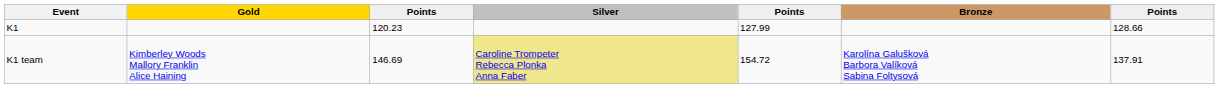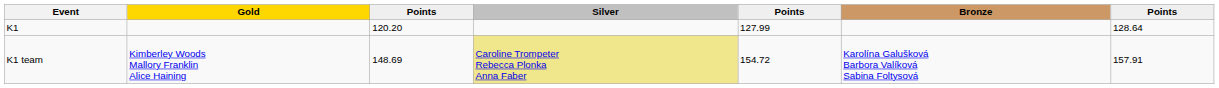(387, 27) 120.23 -> (387, 27) 120.20
(1128, 27) 128.66 -> (1128, 27) 128.64
(387, 59) 146.69 -> (387, 59) 148.69
(1128, 59) 137.91 -> (1128, 59) 157.91
